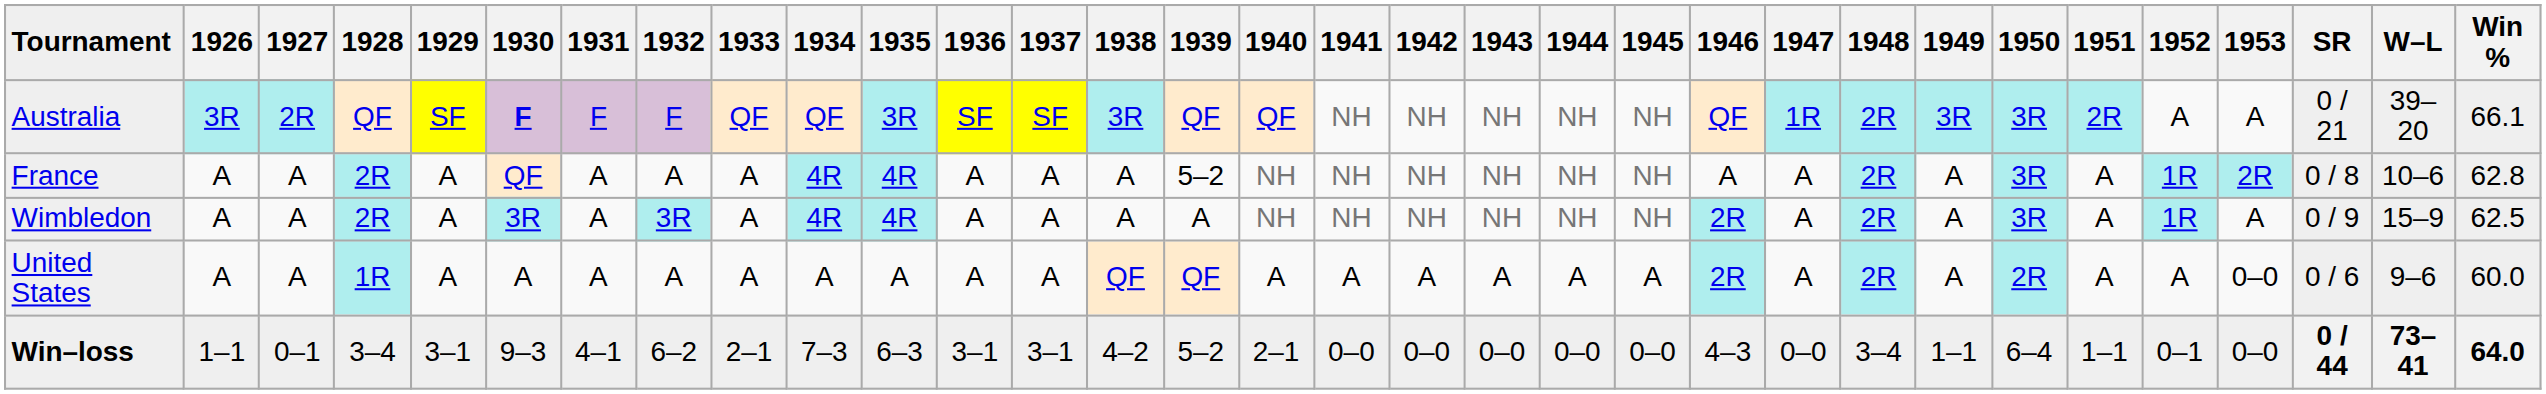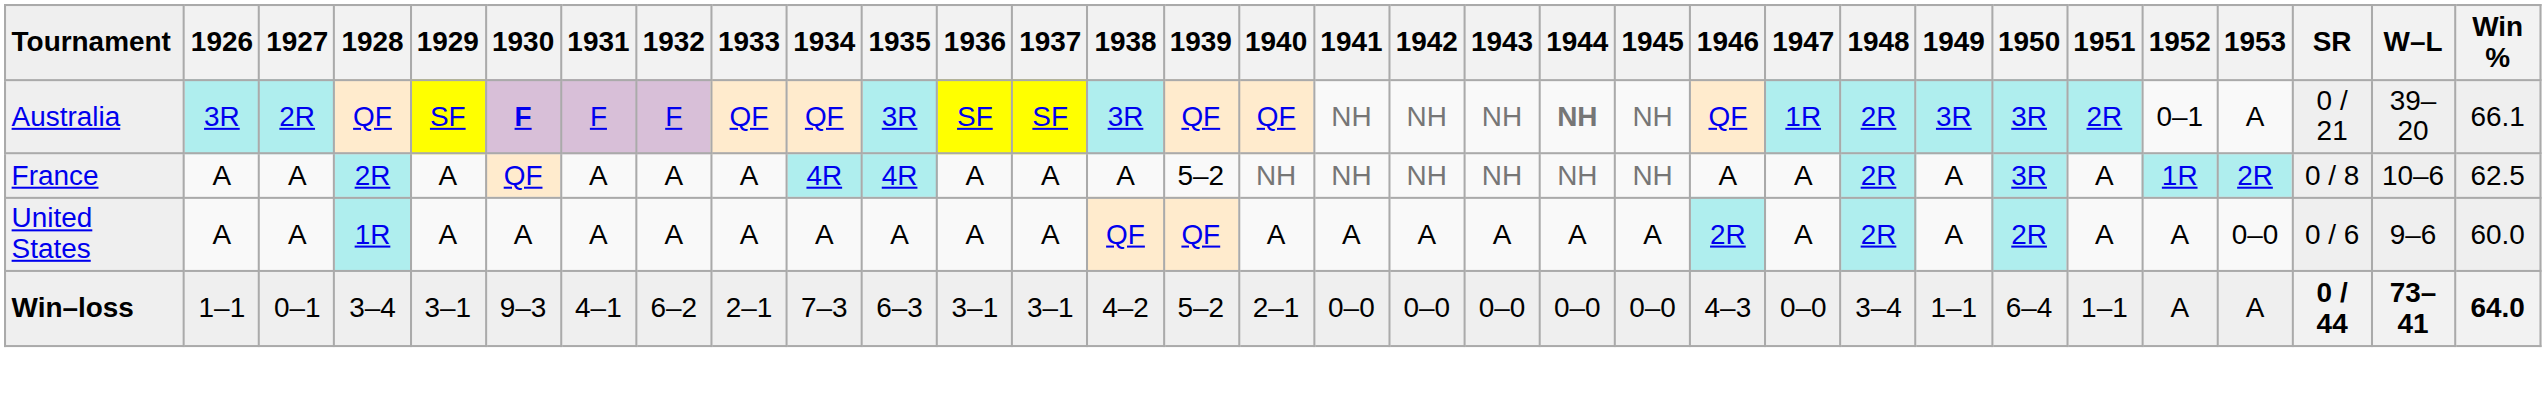(1577, 116) normal -> (1577, 116) bold
(2180, 116) A -> (2180, 116) 0–1
(2498, 175) 62.8 -> (2498, 175) 62.5
- row: (81, 218)
(2180, 351) 0–1 -> (2180, 308) A
(2255, 351) 0–0 -> (2255, 308) A
